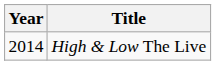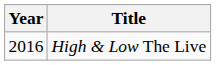(26, 45) 2014 -> (26, 45) 2016
